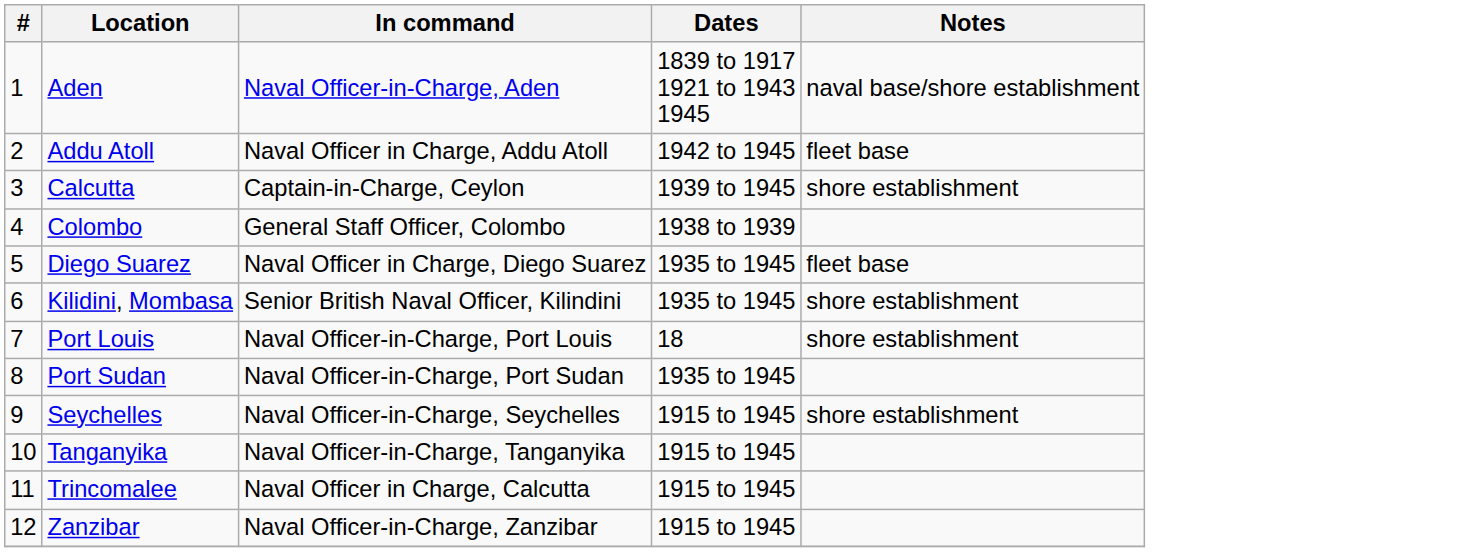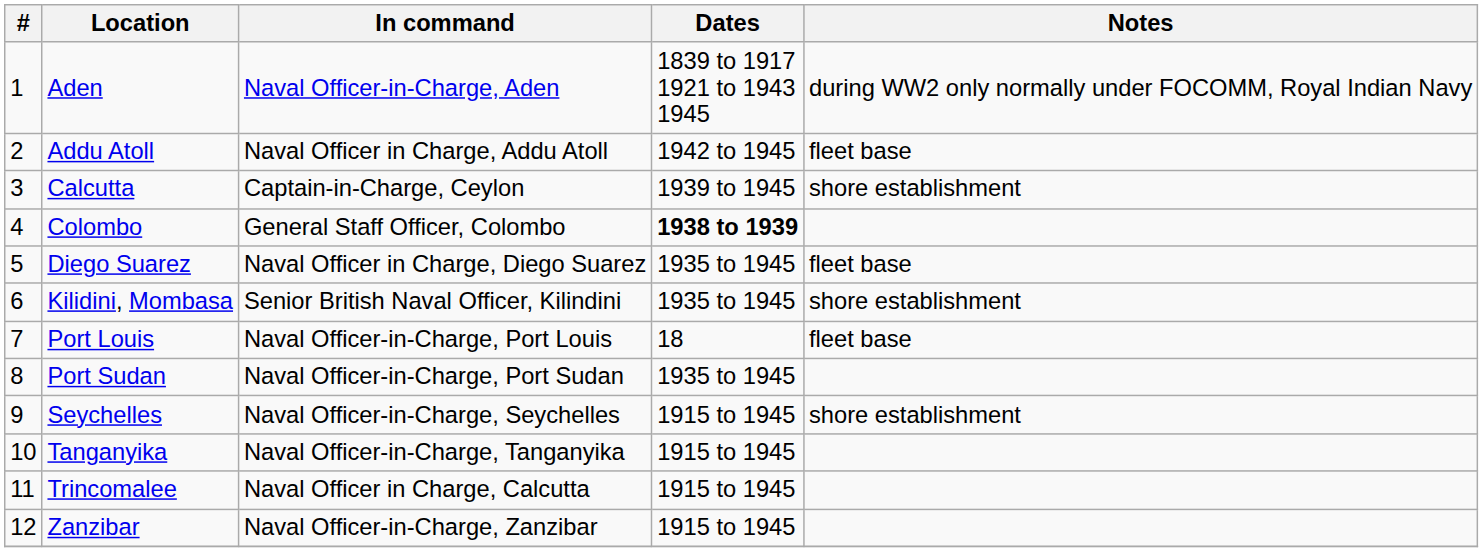(973, 87) naval base/shore establishment -> (1141, 87) during WW2 only normally under FOCOMM, Royal Indian Navy
(726, 226) normal -> (728, 226) bold
(912, 339) shore establishment -> (860, 339) fleet base
